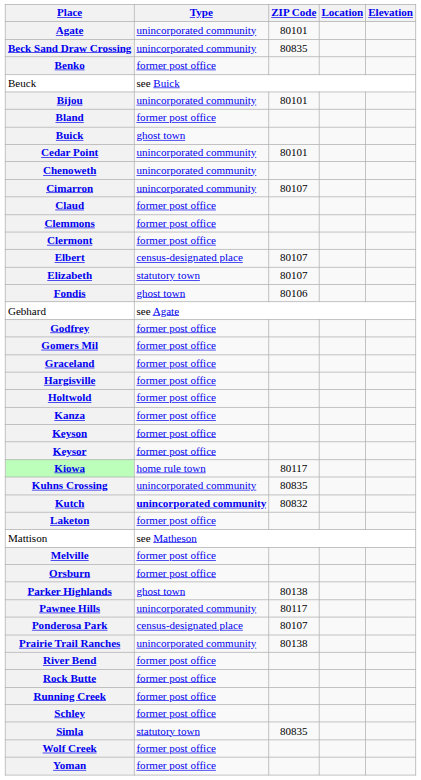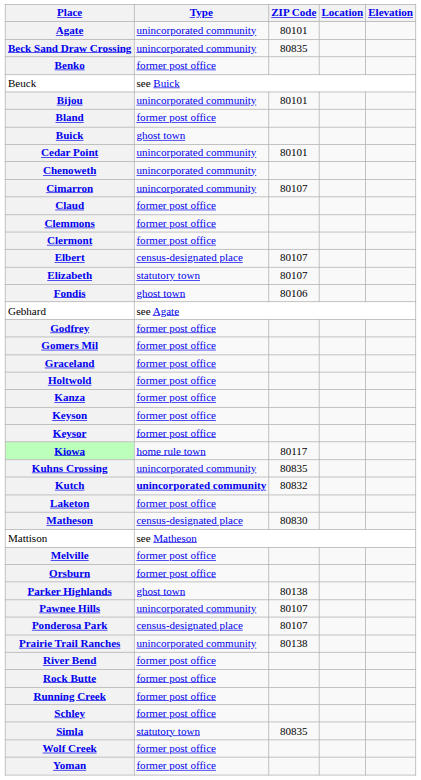- row: (70, 380)
+ row: (70, 521)
(294, 608) 80117 -> (294, 608) 80107
